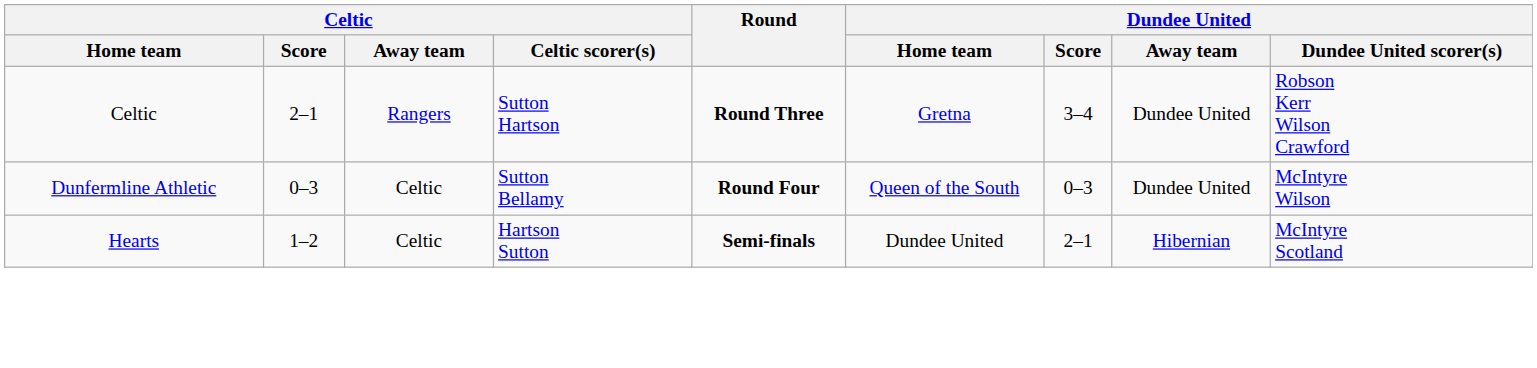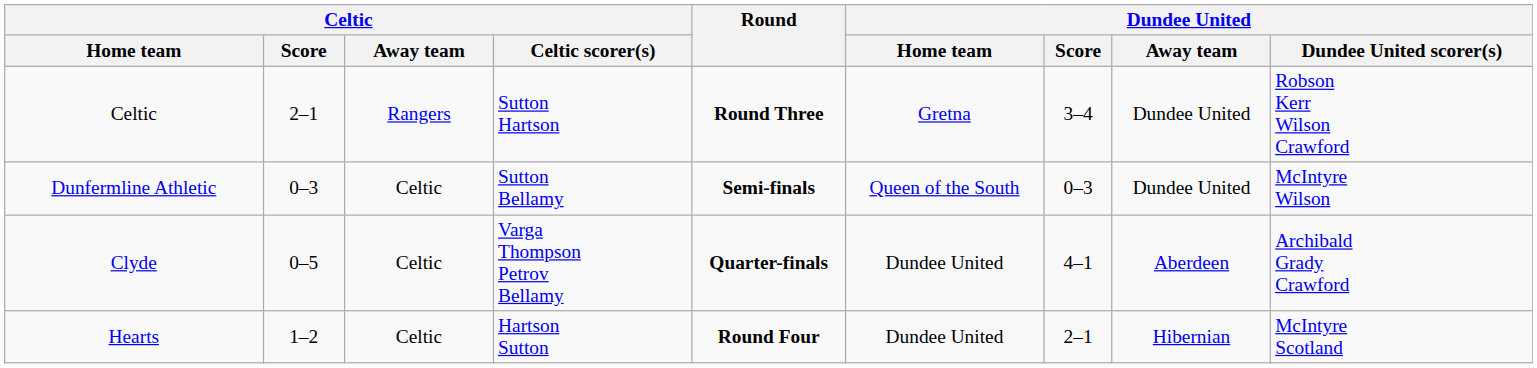(769, 188) Round Four -> (769, 188) Semi-finals
+ row: (134, 262)
(769, 240) Semi-finals -> (769, 336) Round Four
